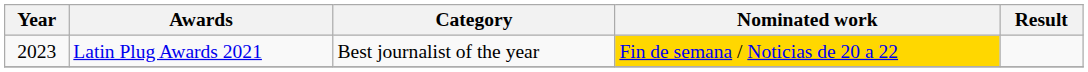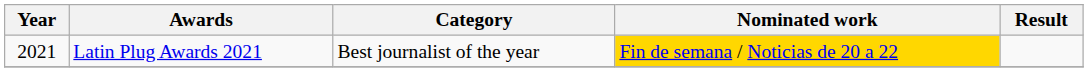(37, 50) 2023 -> (37, 50) 2021
